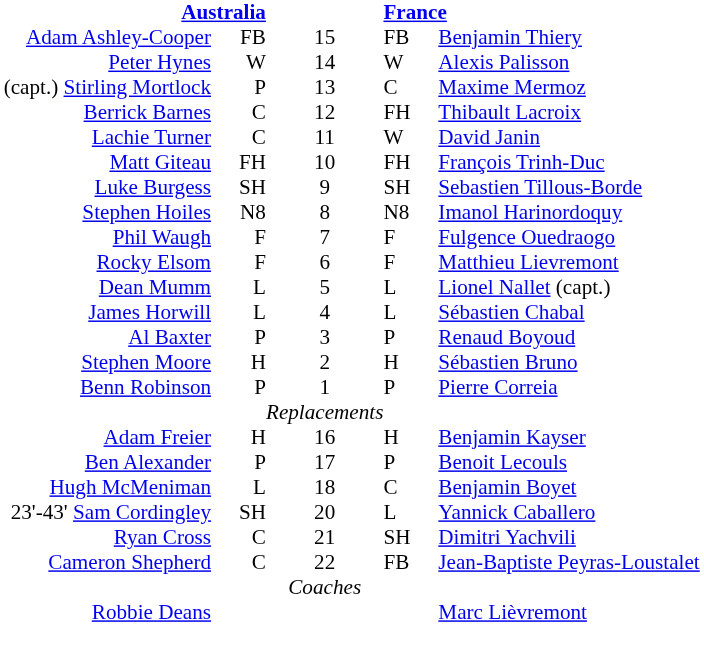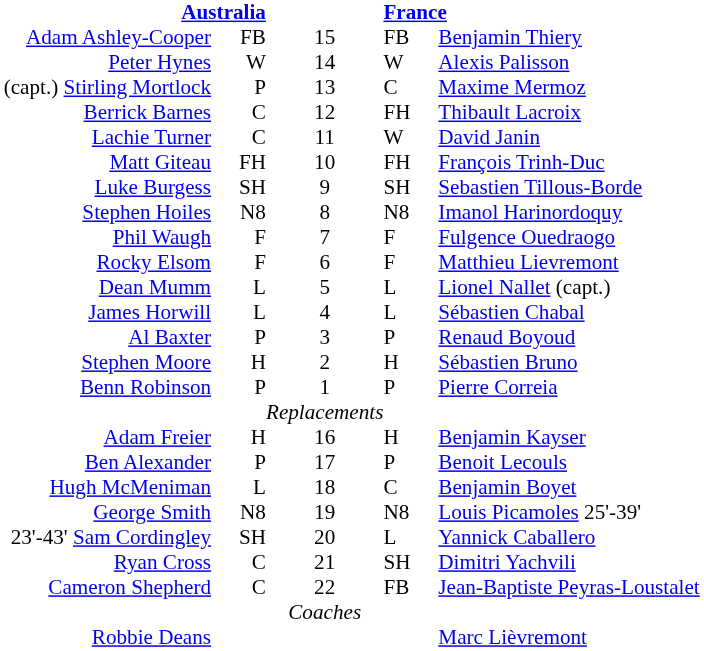+ row: (152, 512)
